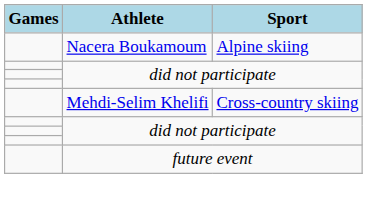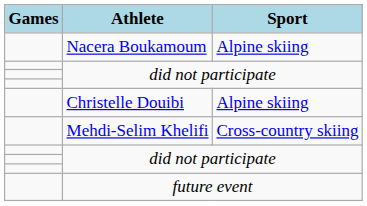+ row: (125, 102)
